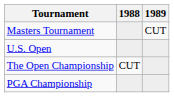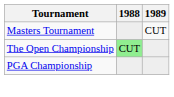- row: (29, 48)
(129, 66) no background -> (129, 48) lightgreen background
